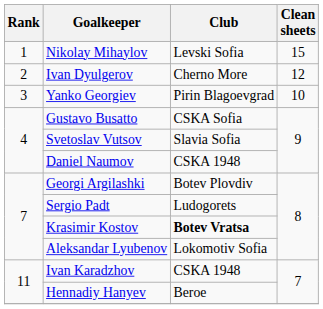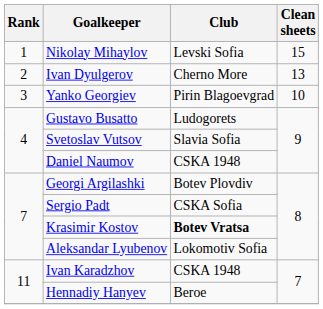(298, 74) 12 -> (298, 74) 13
(208, 118) CSKA Sofia -> (205, 118) Ludogorets
(205, 205) Ludogorets -> (208, 205) CSKA Sofia
